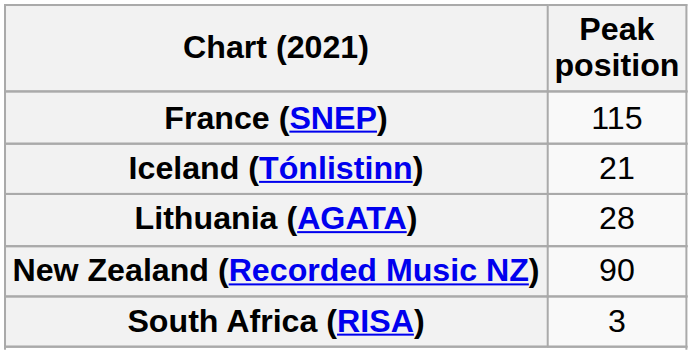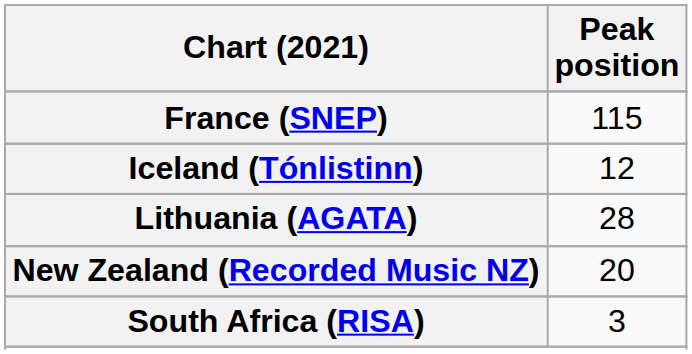(617, 168) 21 -> (617, 168) 12
(617, 270) 90 -> (617, 270) 20
